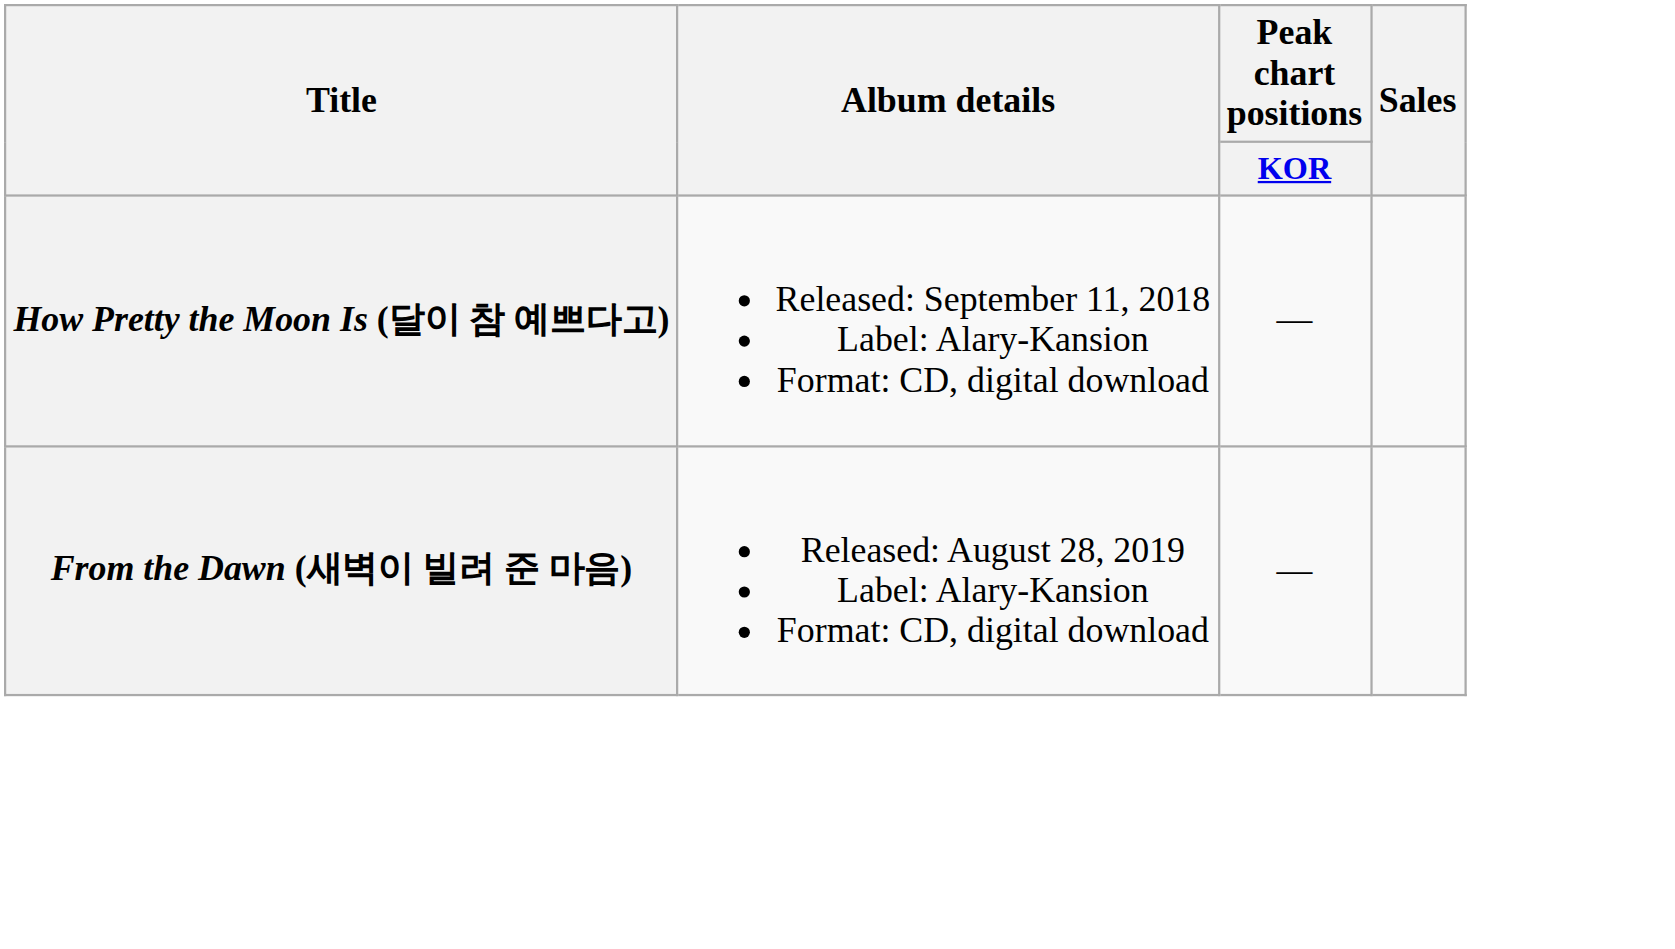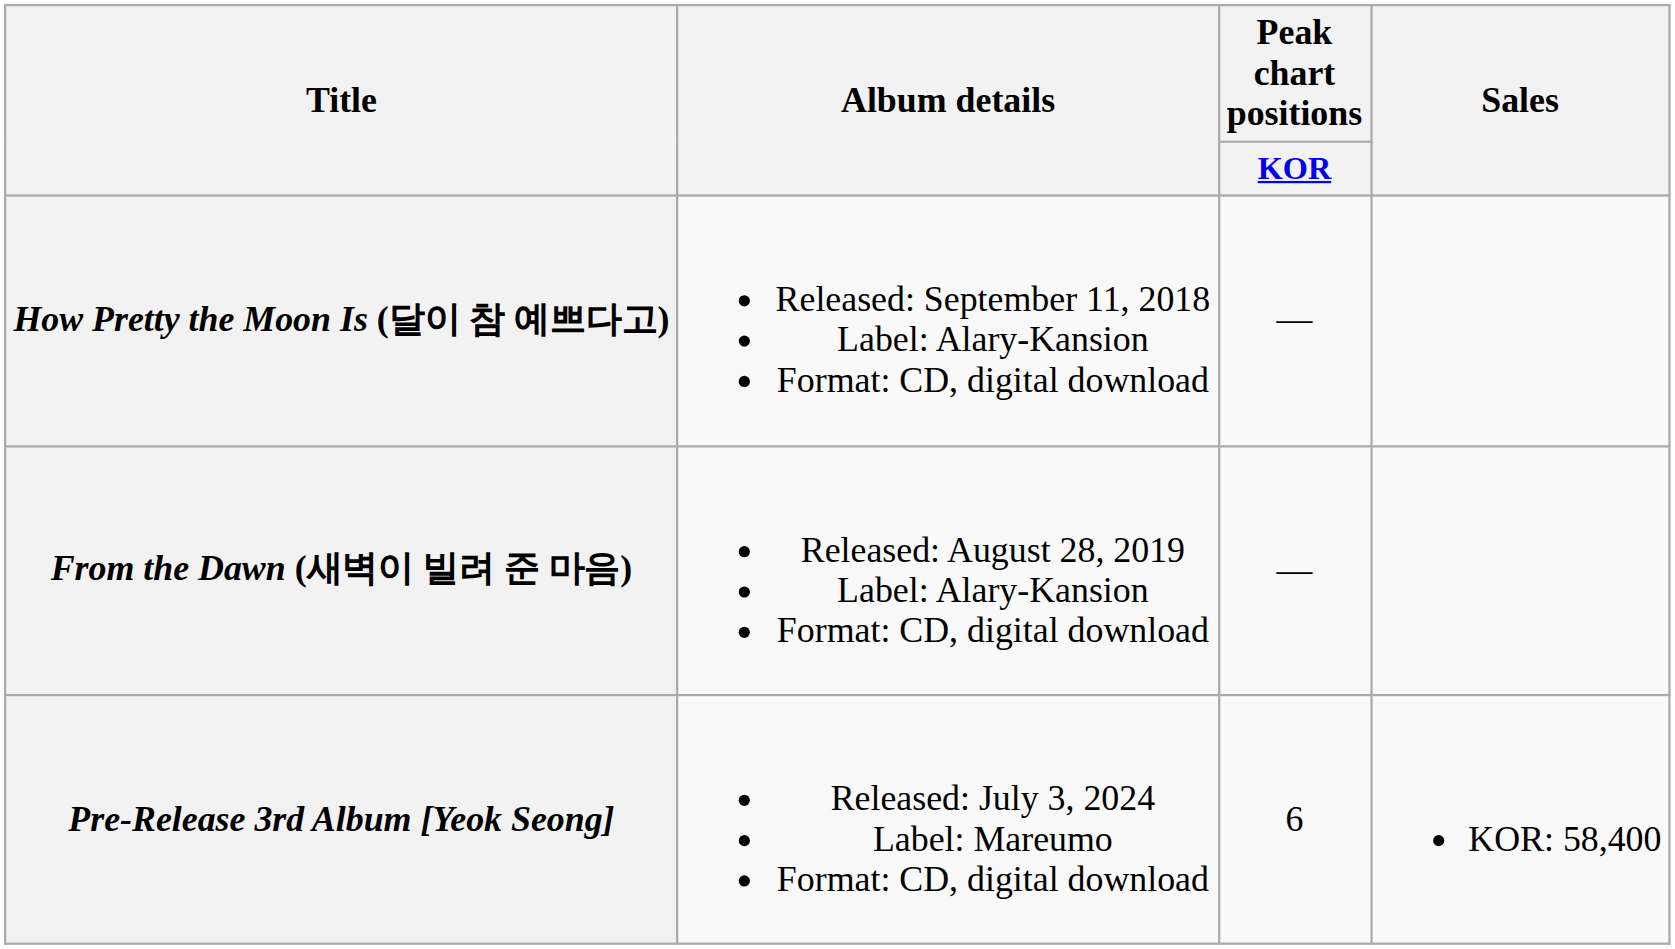+ row: (341, 818)
